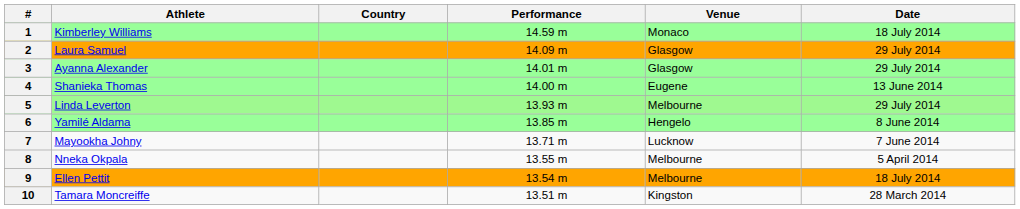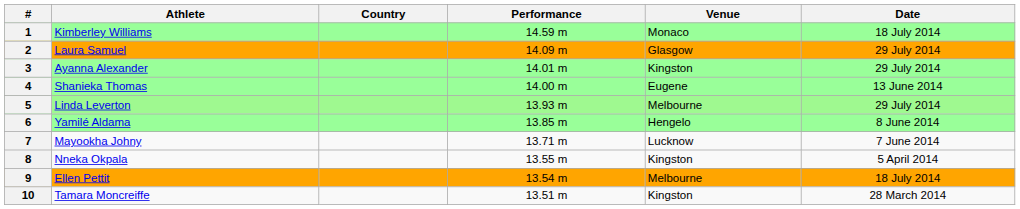(670, 68) Glasgow -> (670, 68) Kingston
(675, 159) Melbourne -> (670, 159) Kingston
